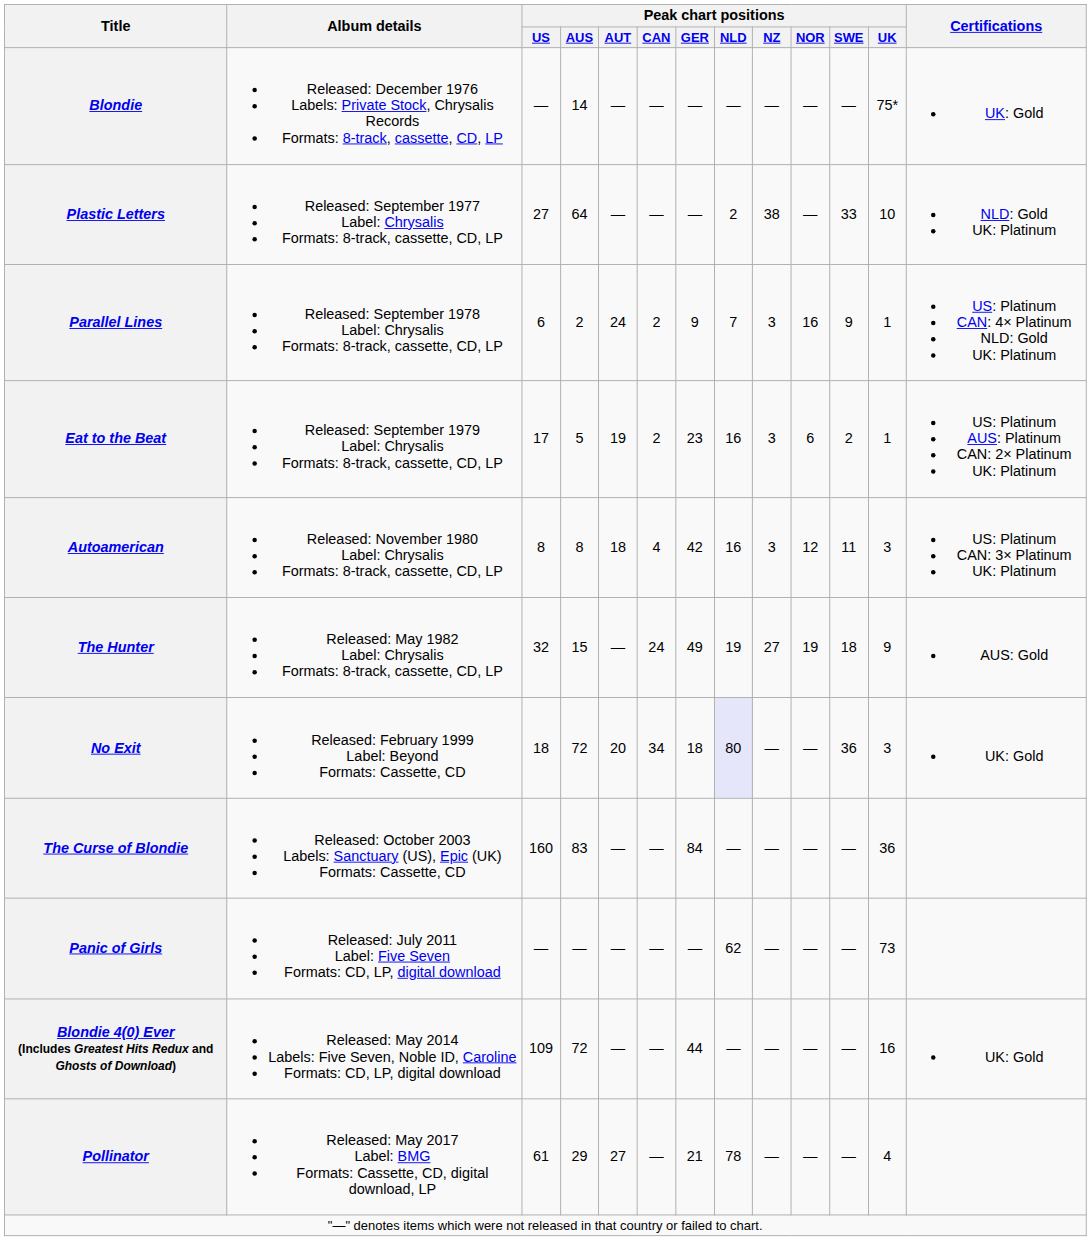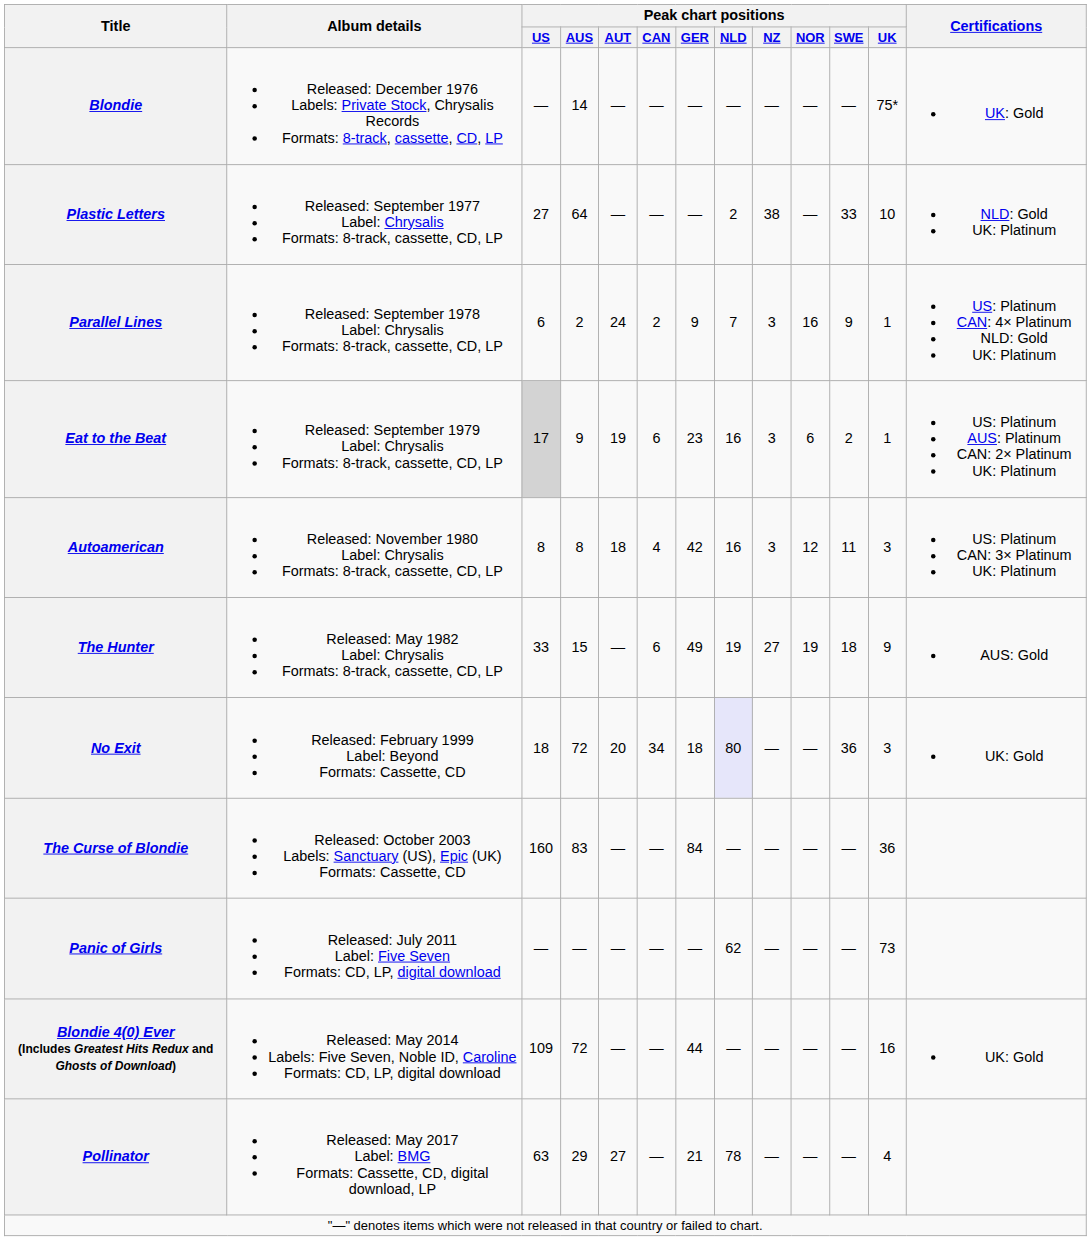(541, 439) no background -> (541, 439) lightgrey background
(579, 439) 5 -> (579, 439) 9
(656, 439) 2 -> (656, 439) 6
(541, 647) 32 -> (541, 647) 33
(656, 647) 24 -> (656, 647) 6
(541, 1157) 61 -> (541, 1157) 63
